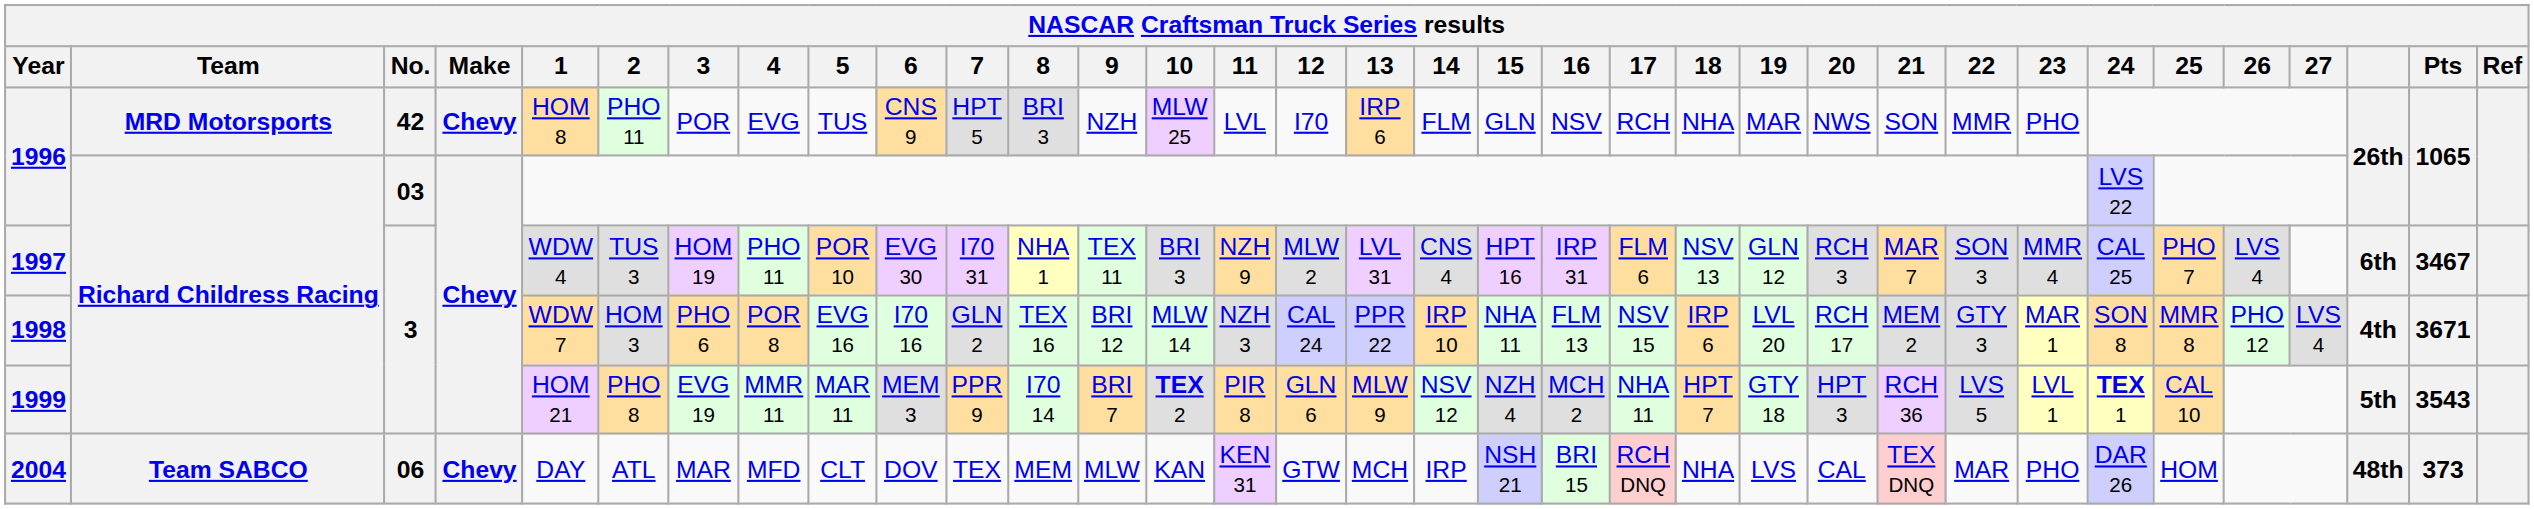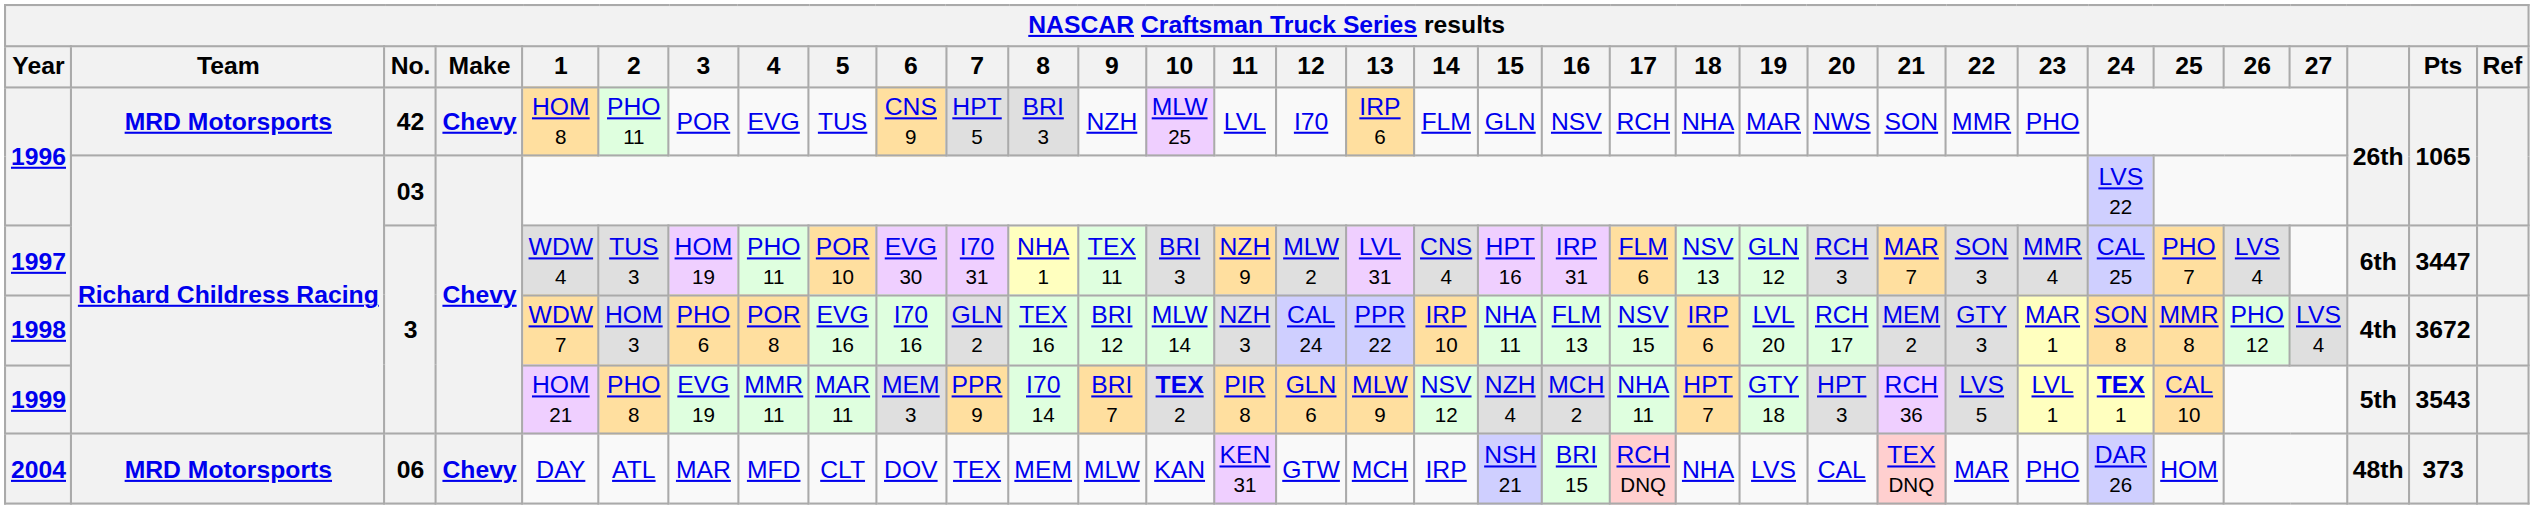(2443, 261) 3467 -> (2443, 261) 3447
(2443, 330) 3671 -> (2443, 330) 3672
(228, 469) Team SABCO -> (228, 469) MRD Motorsports
